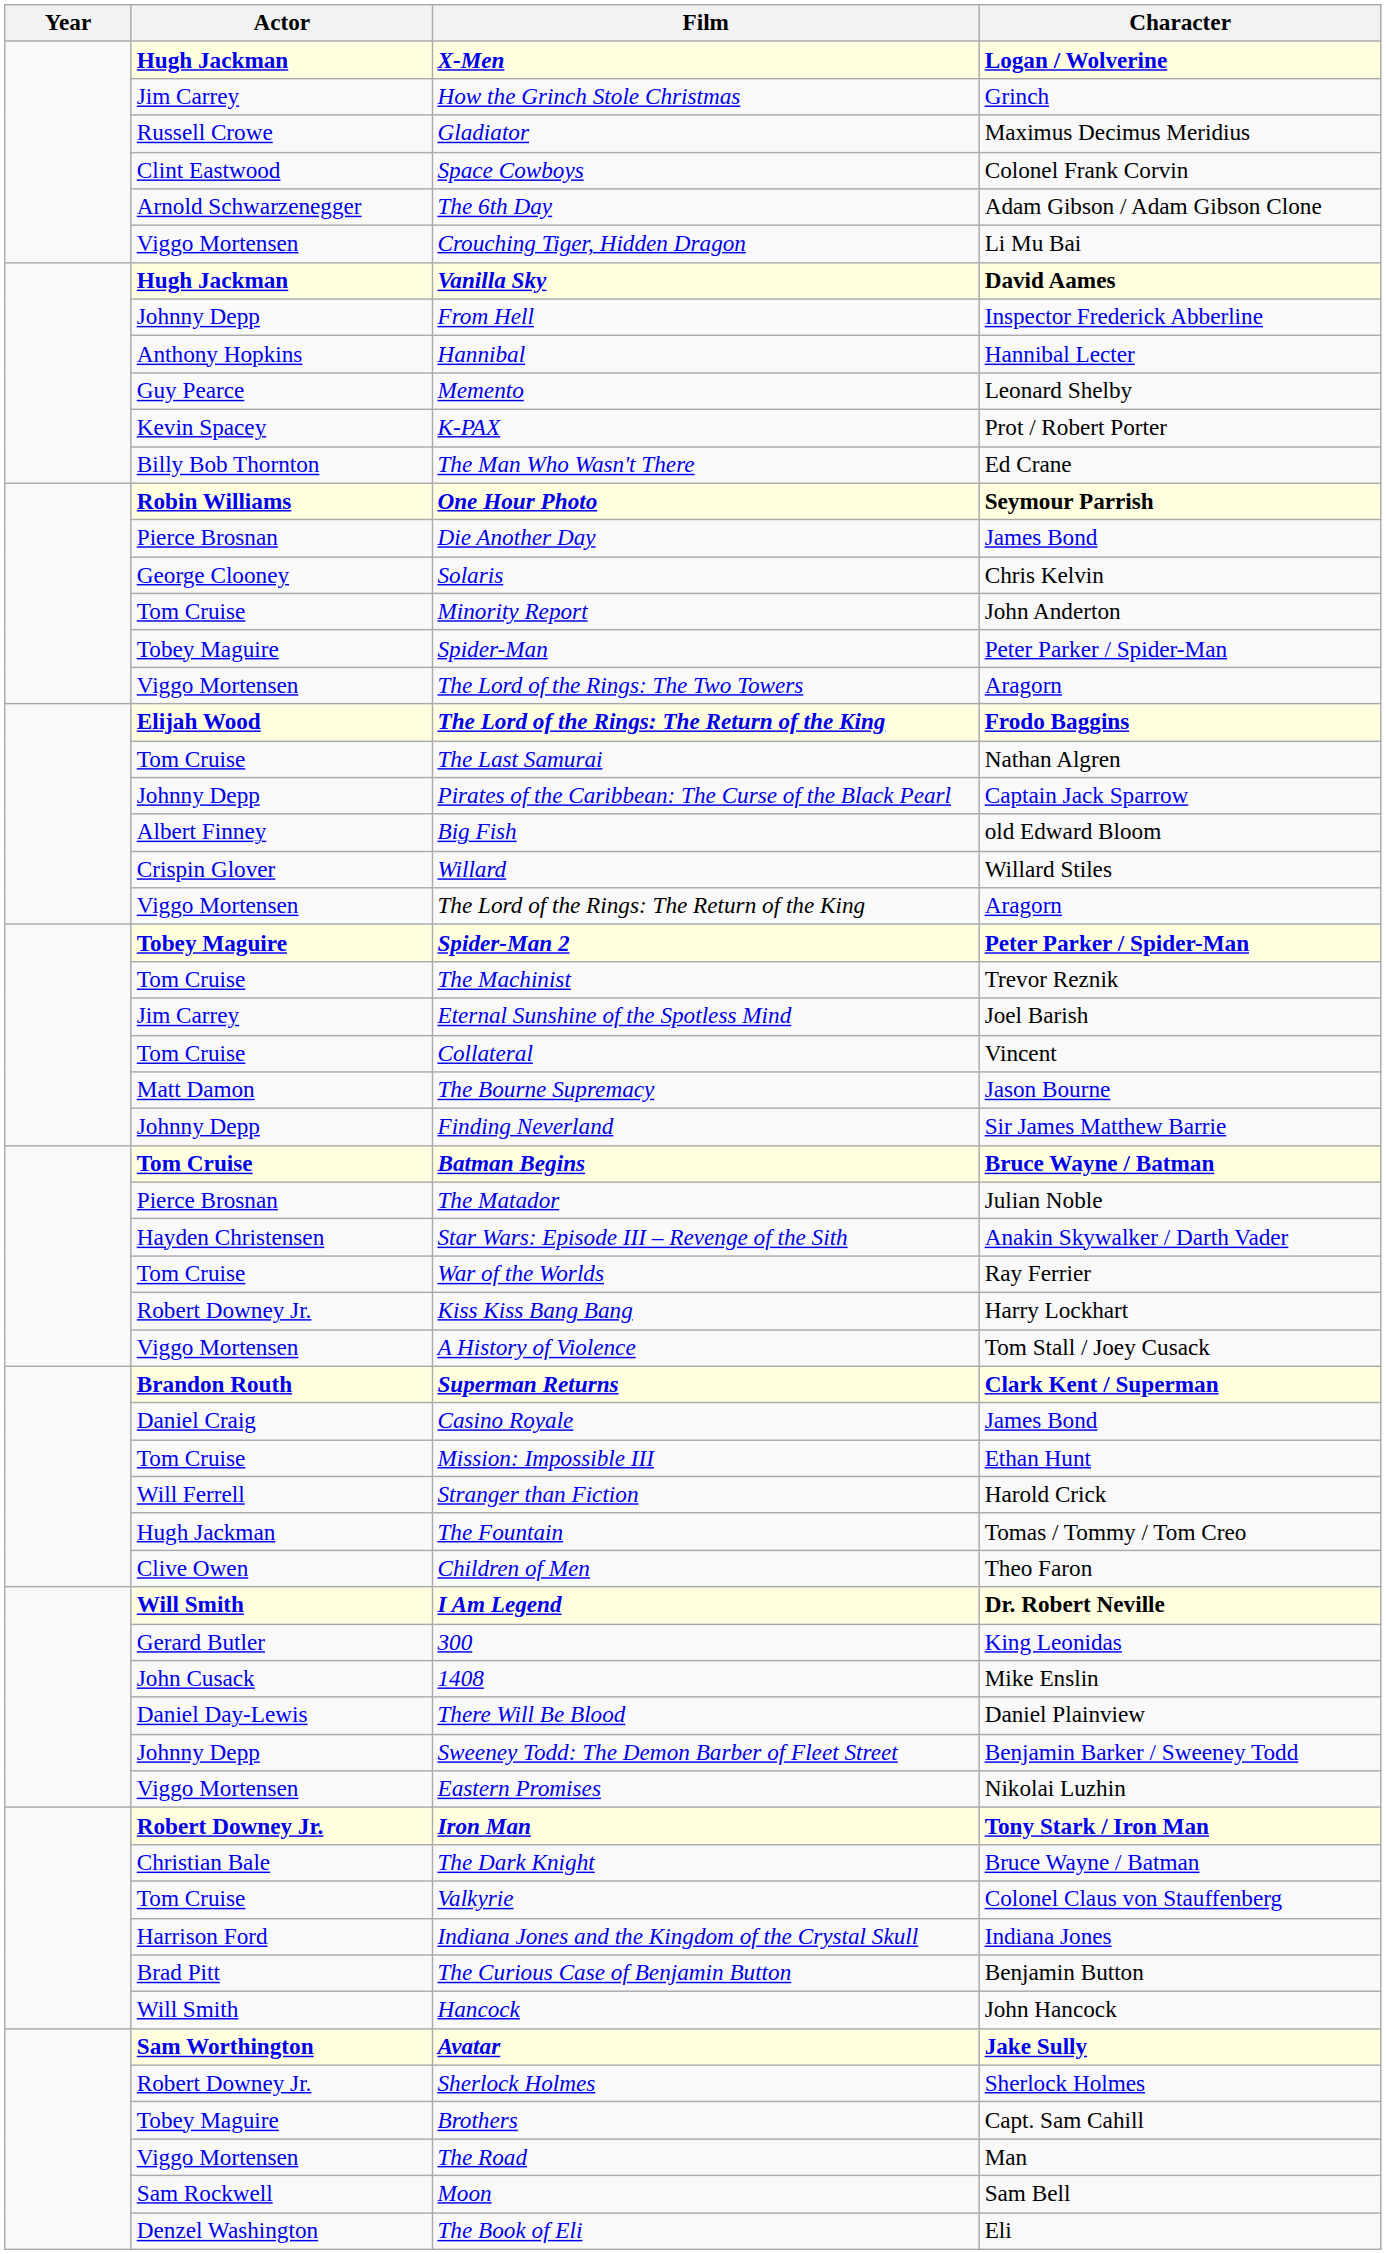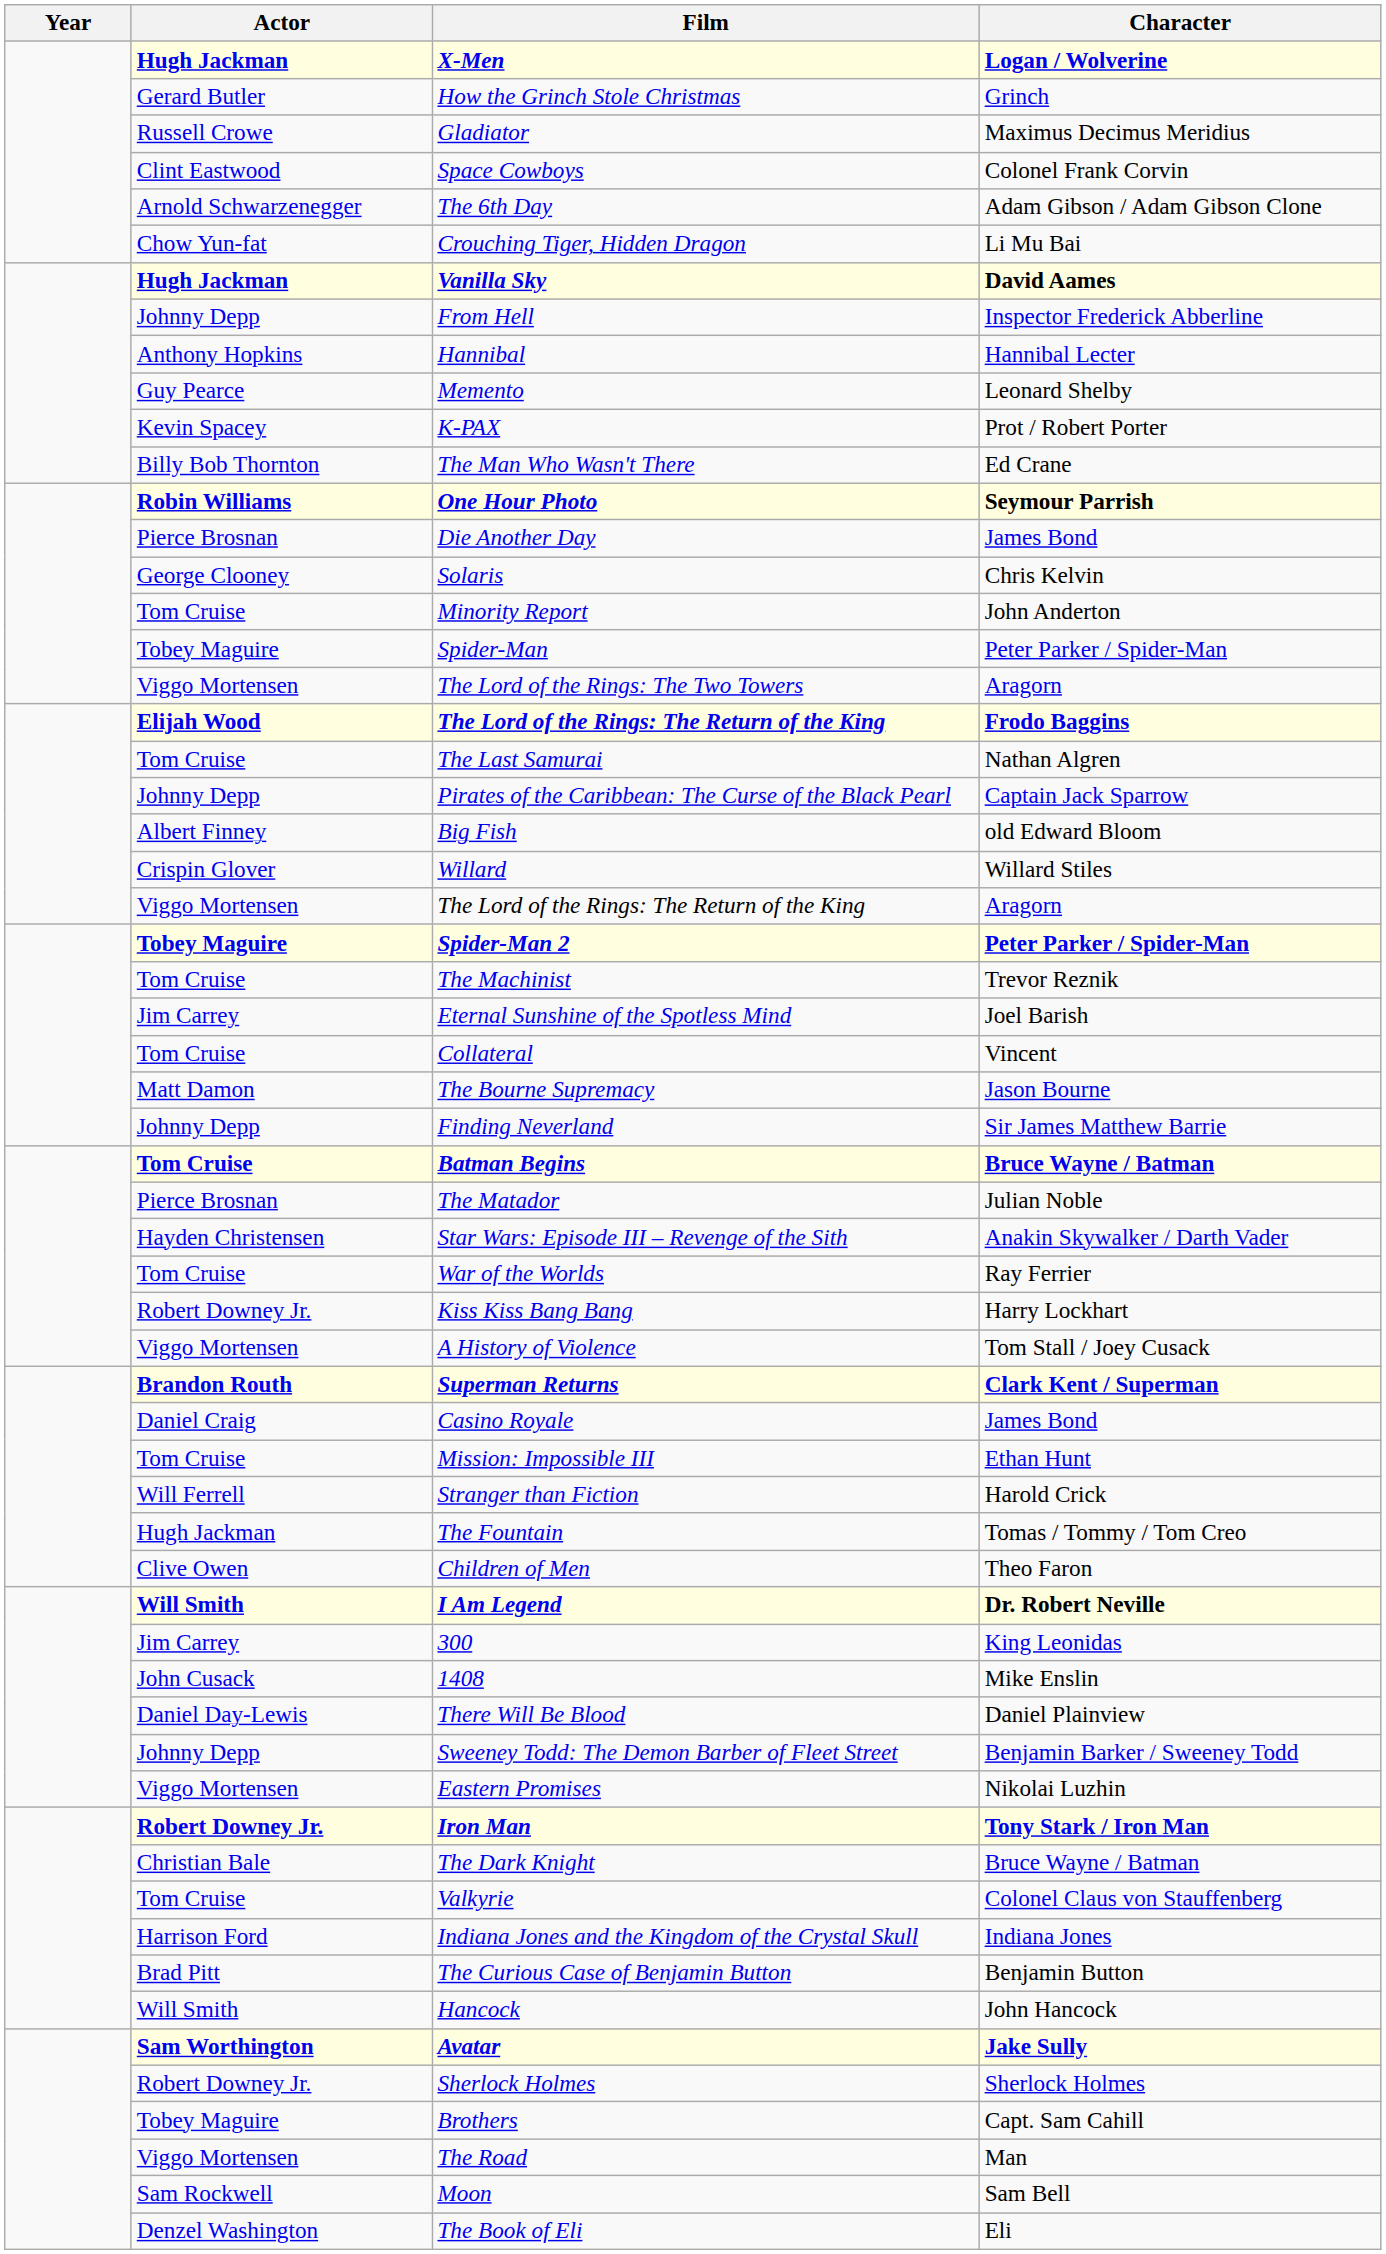(188, 96) Jim Carrey -> (201, 96) Gerard Butler
(218, 243) Viggo Mortensen -> (202, 243) Chow Yun-fat
(201, 1641) Gerard Butler -> (188, 1641) Jim Carrey
